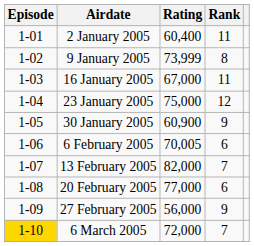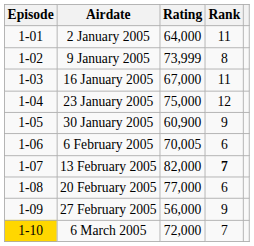(183, 36) 60,400 -> (183, 36) 64,000
(224, 166) normal -> (224, 166) bold
